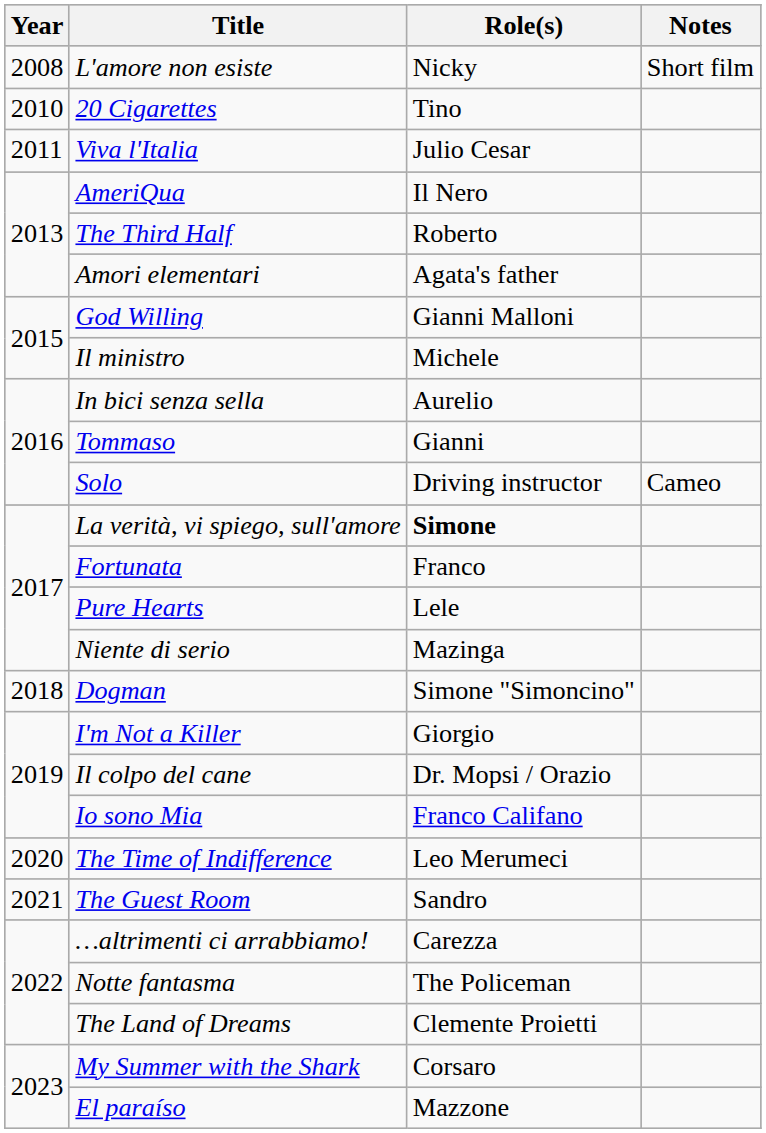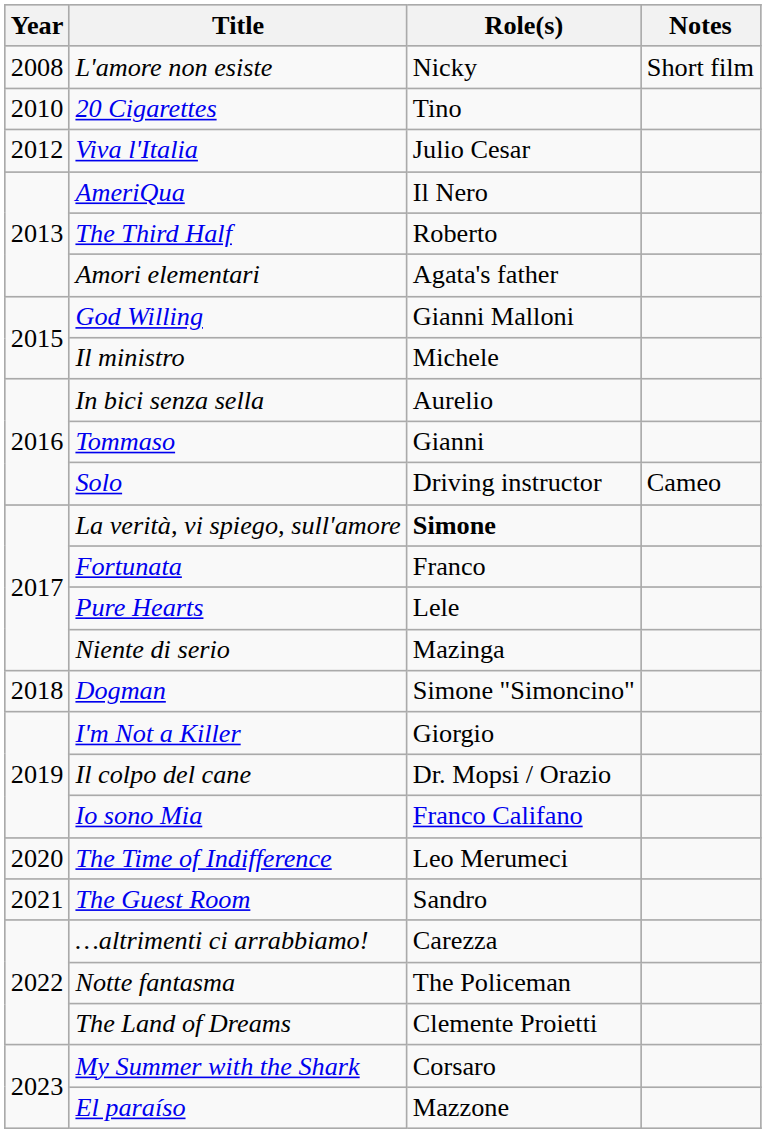(37, 150) 2011 -> (37, 150) 2012
